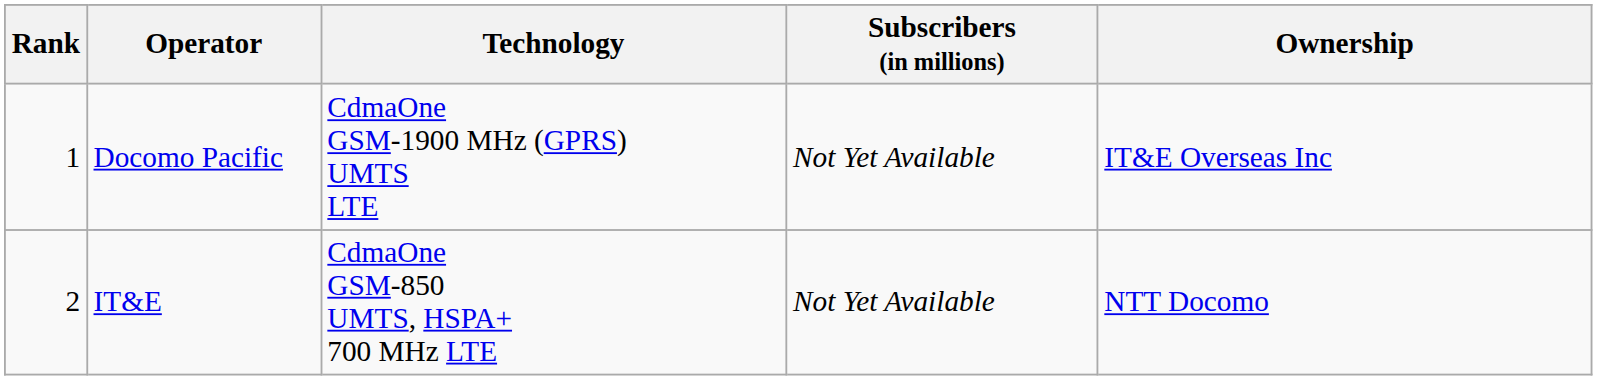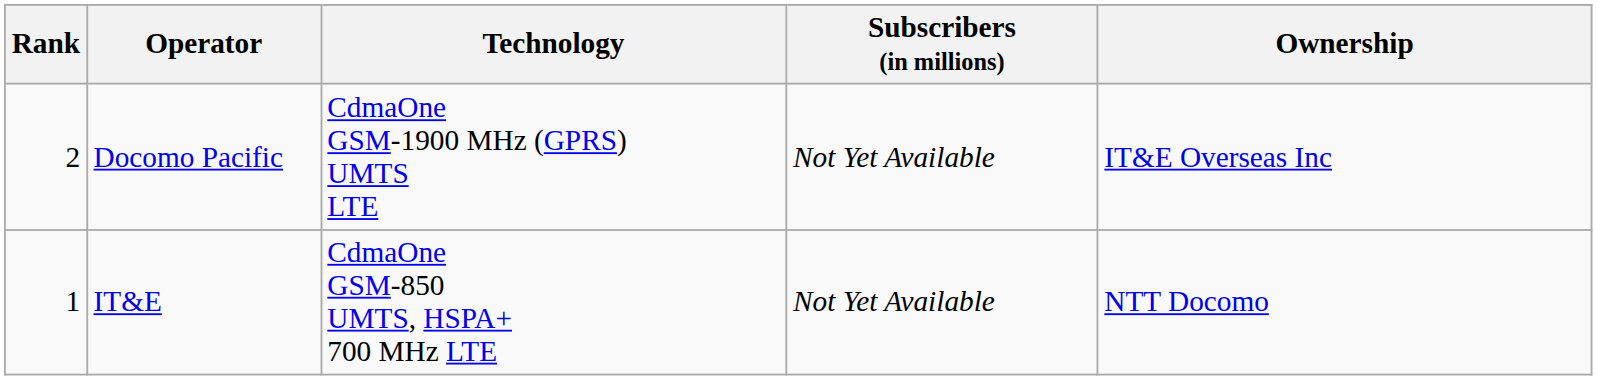(73, 156) 1 -> (73, 156) 2
(73, 301) 2 -> (73, 301) 1
